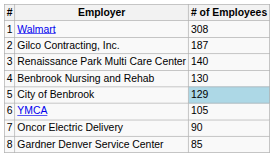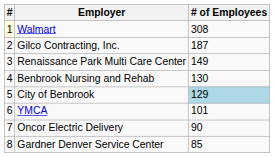(10, 29) no background -> (10, 29) lightyellow background
(200, 62) 140 -> (200, 62) 149
(200, 111) 105 -> (200, 111) 101
